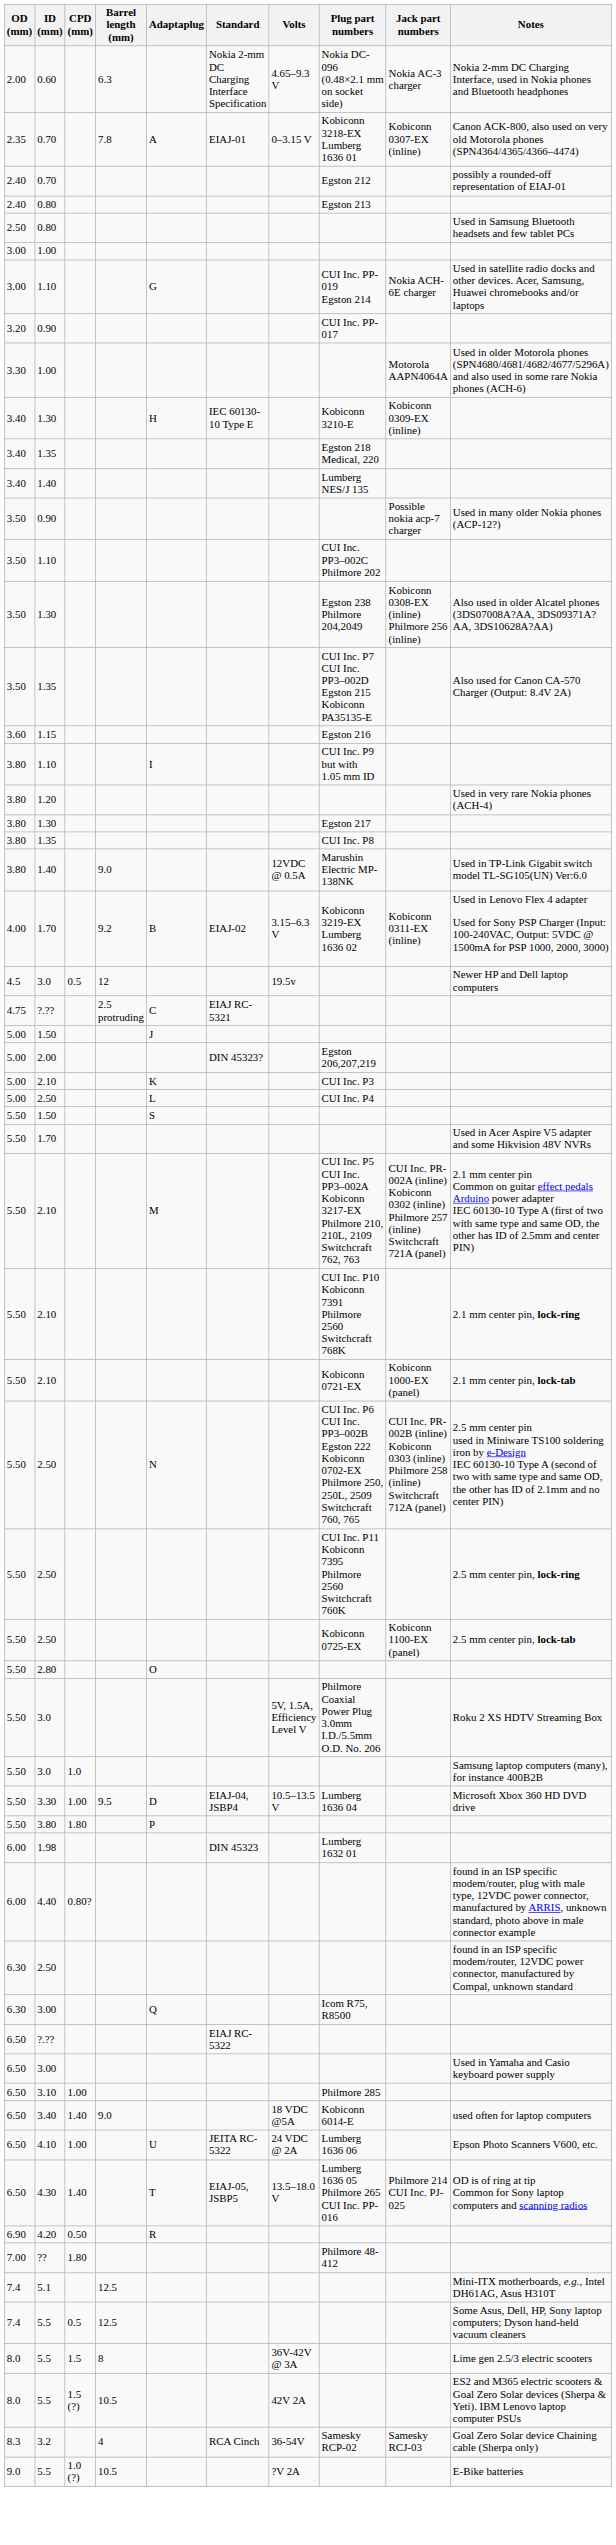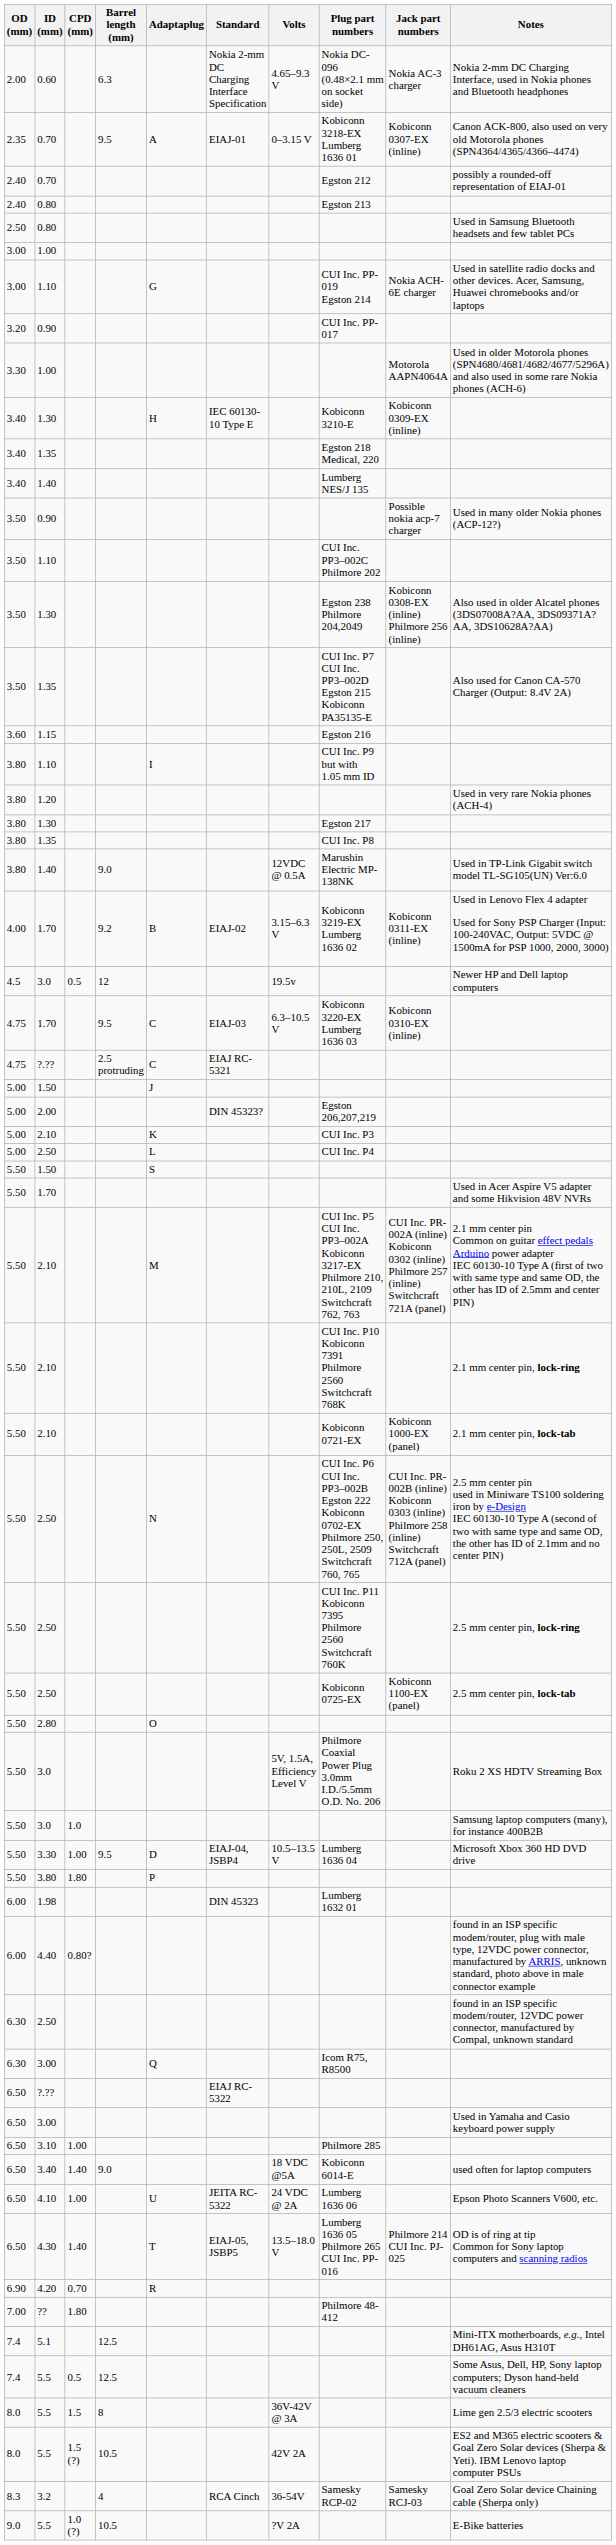(105, 139) 7.8 -> (105, 139) 9.5
+ row: (16, 1023)
(77, 2234) 0.50 -> (77, 2288) 0.70
